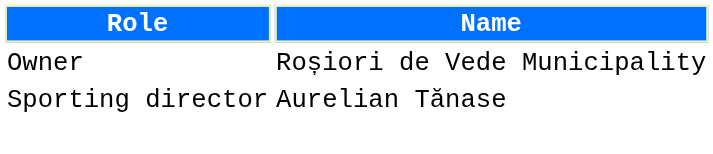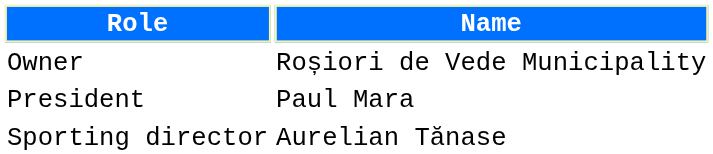+ row: (76, 100)
